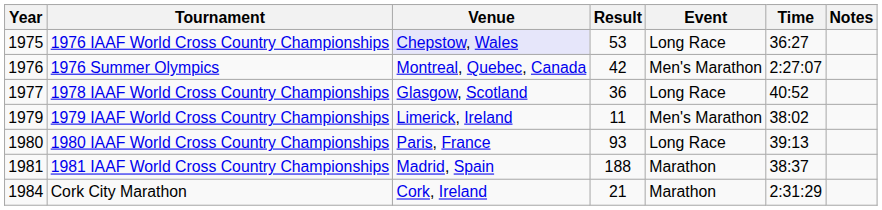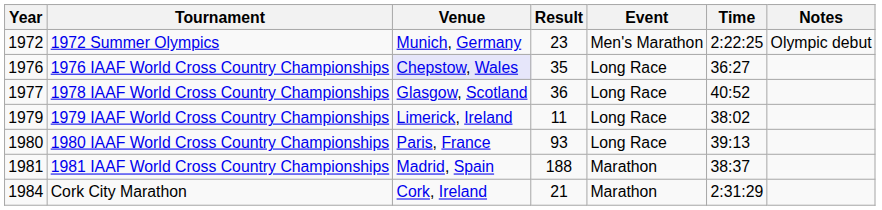+ row: (135, 42)
(26, 42) 1975 -> (26, 67) 1976
(618, 42) 53 -> (559, 67) 35
- row: (135, 67)
(706, 117) Men's Marathon -> (629, 117) Long Race
